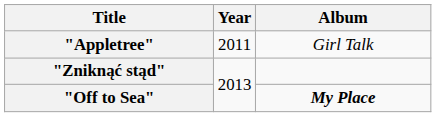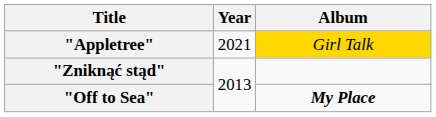(235, 44) 2011 -> (235, 44) 2021
(343, 44) no background -> (343, 44) gold background
